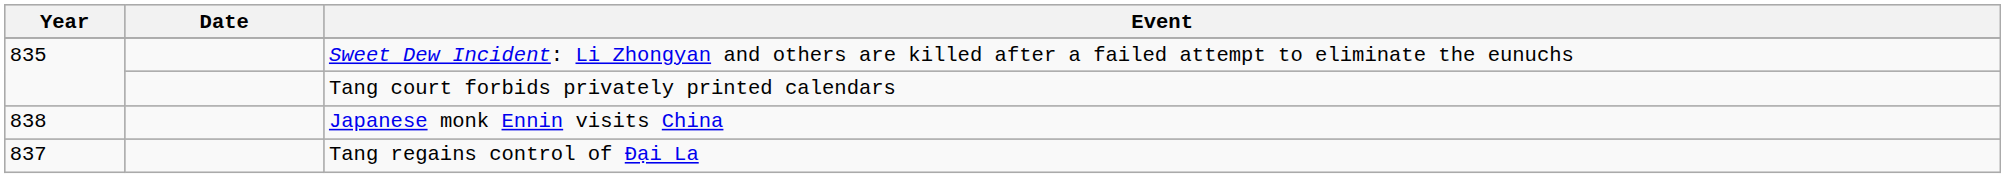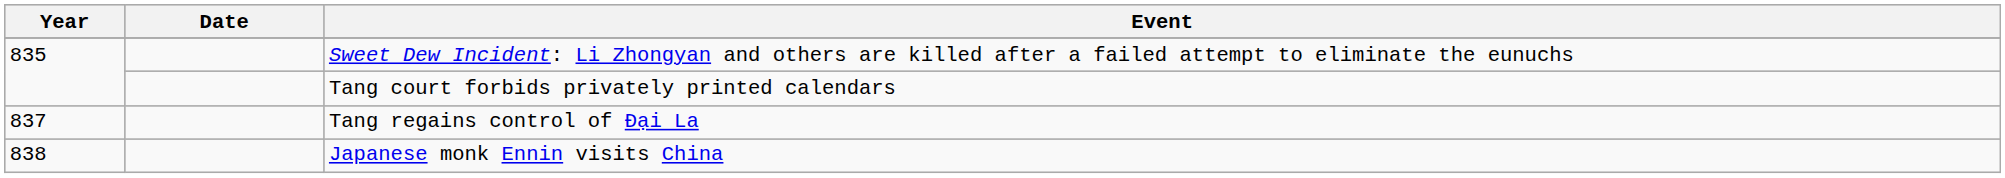rows swapped: (514, 155) <-> (526, 122)
